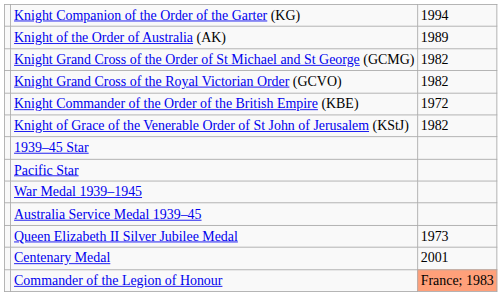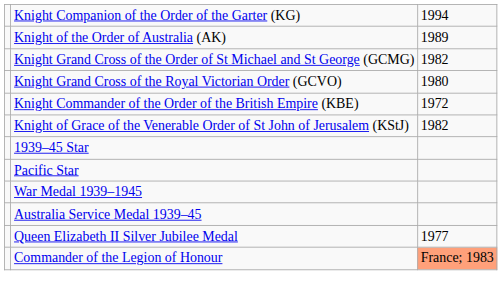(435, 81) 1982 -> (435, 81) 1980
(435, 236) 1973 -> (435, 236) 1977
- row: (62, 258)
